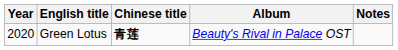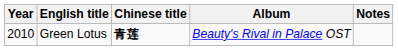(21, 34) 2020 -> (21, 34) 2010
